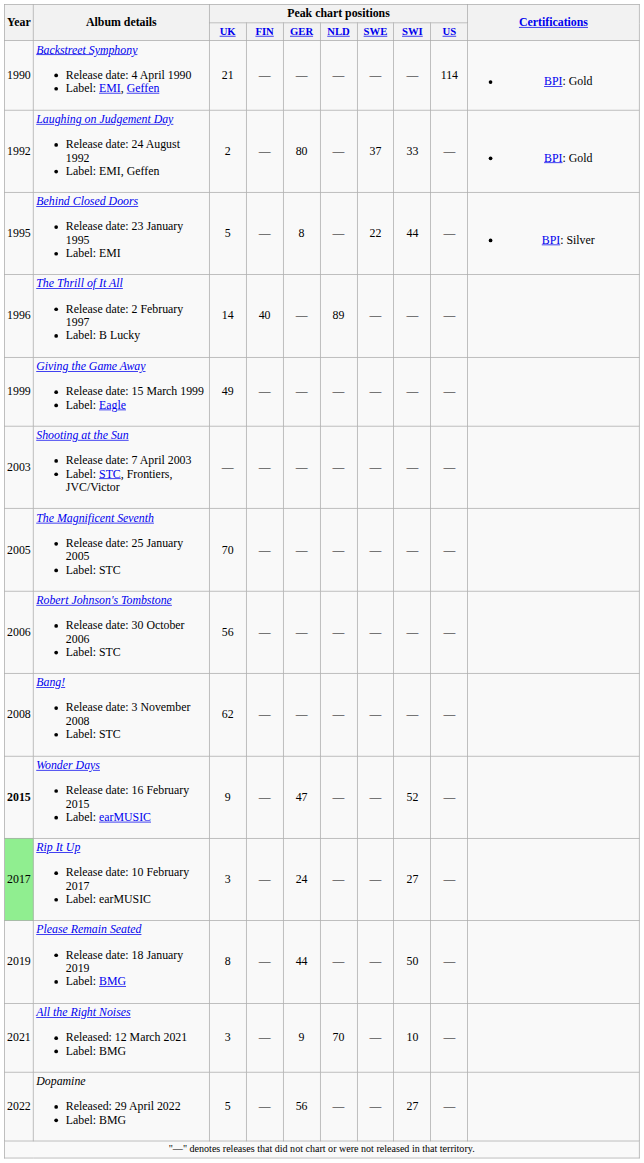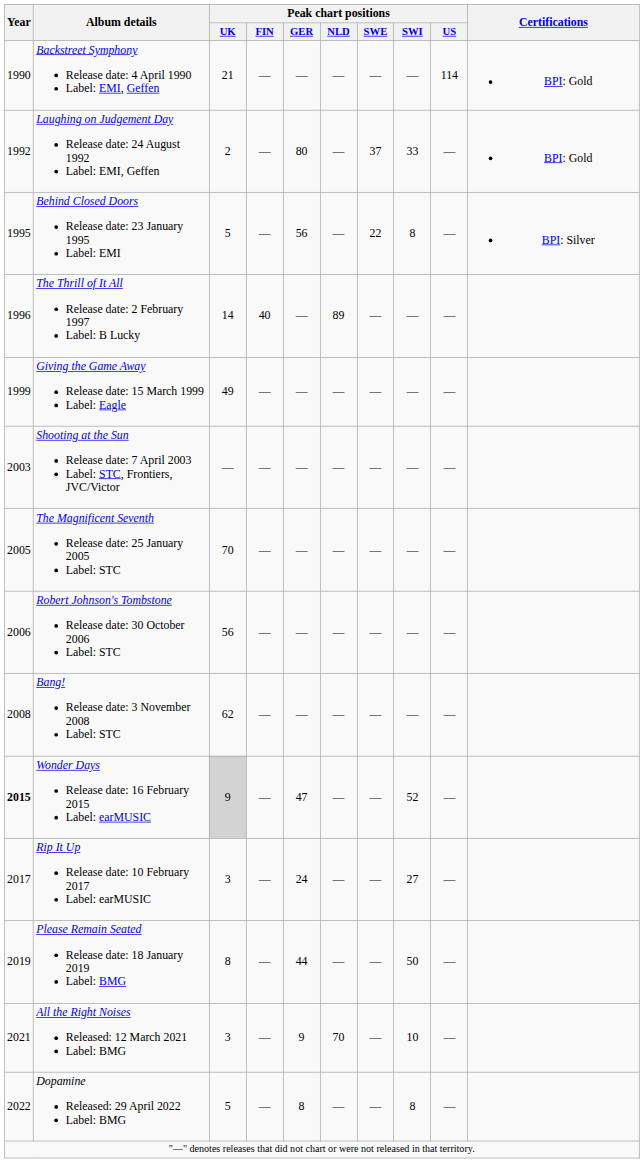(302, 233) 8 -> (302, 233) 56
(412, 233) 44 -> (412, 233) 8
(228, 797) no background -> (228, 797) lightgrey background
(19, 879) lightgreen background -> (19, 879) no background
(302, 1106) 56 -> (302, 1106) 8
(412, 1106) 27 -> (412, 1106) 8
